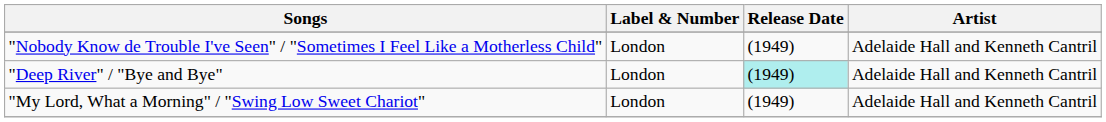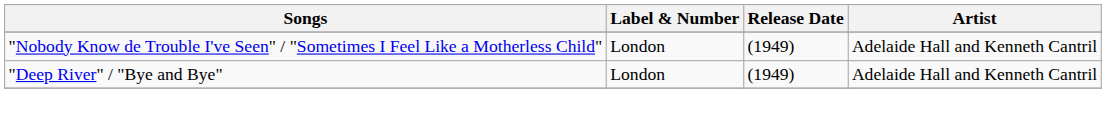(771, 74) paleturquoise background -> (771, 74) no background
- row: (217, 102)
